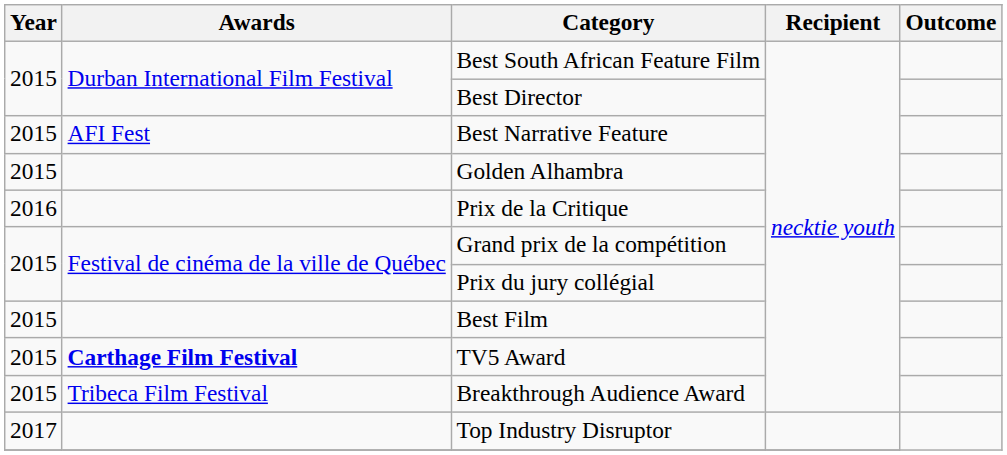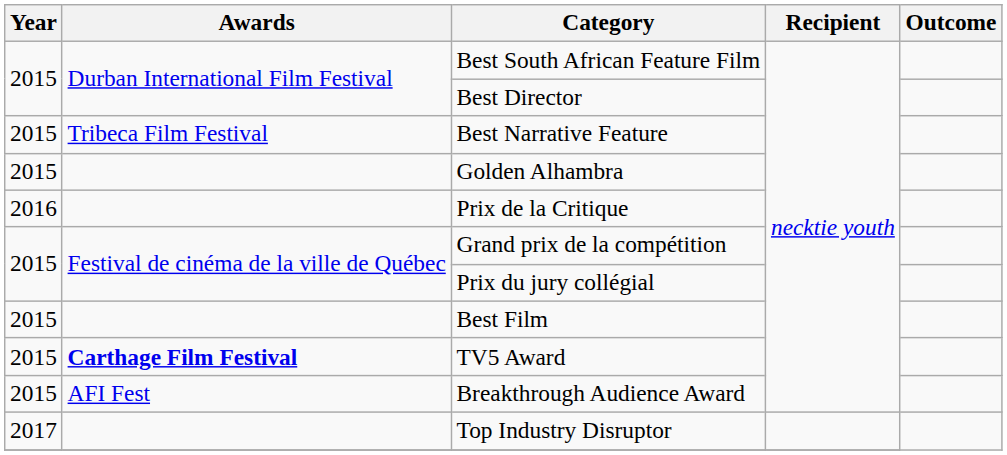(109, 134) AFI Fest -> (168, 134) Tribeca Film Festival
(168, 393) Tribeca Film Festival -> (109, 393) AFI Fest
